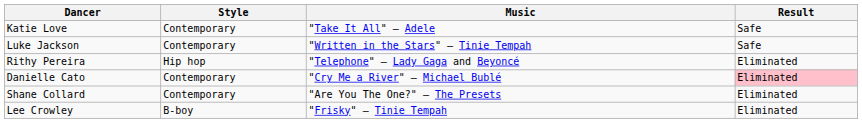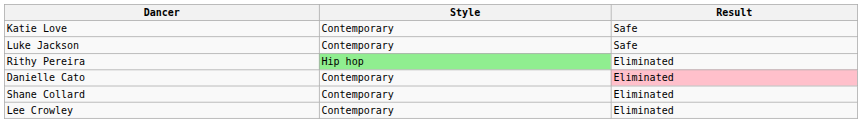- column: (520, 13)
(184, 61) no background -> (343, 61) lightgreen background
(178, 110) B-boy -> (358, 110) Contemporary
